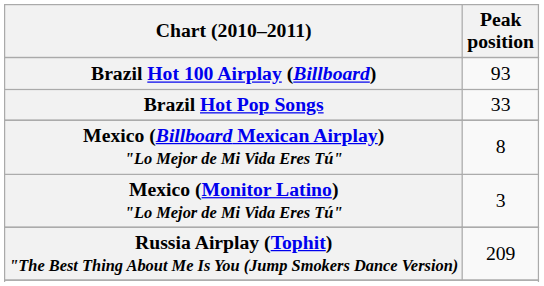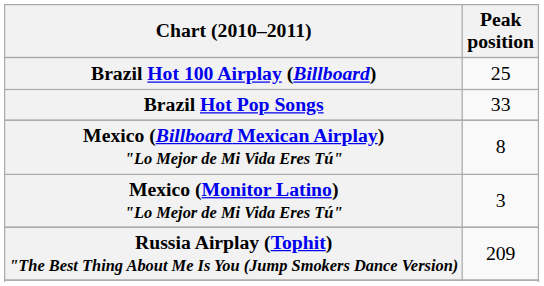(501, 73) 93 -> (501, 73) 25
